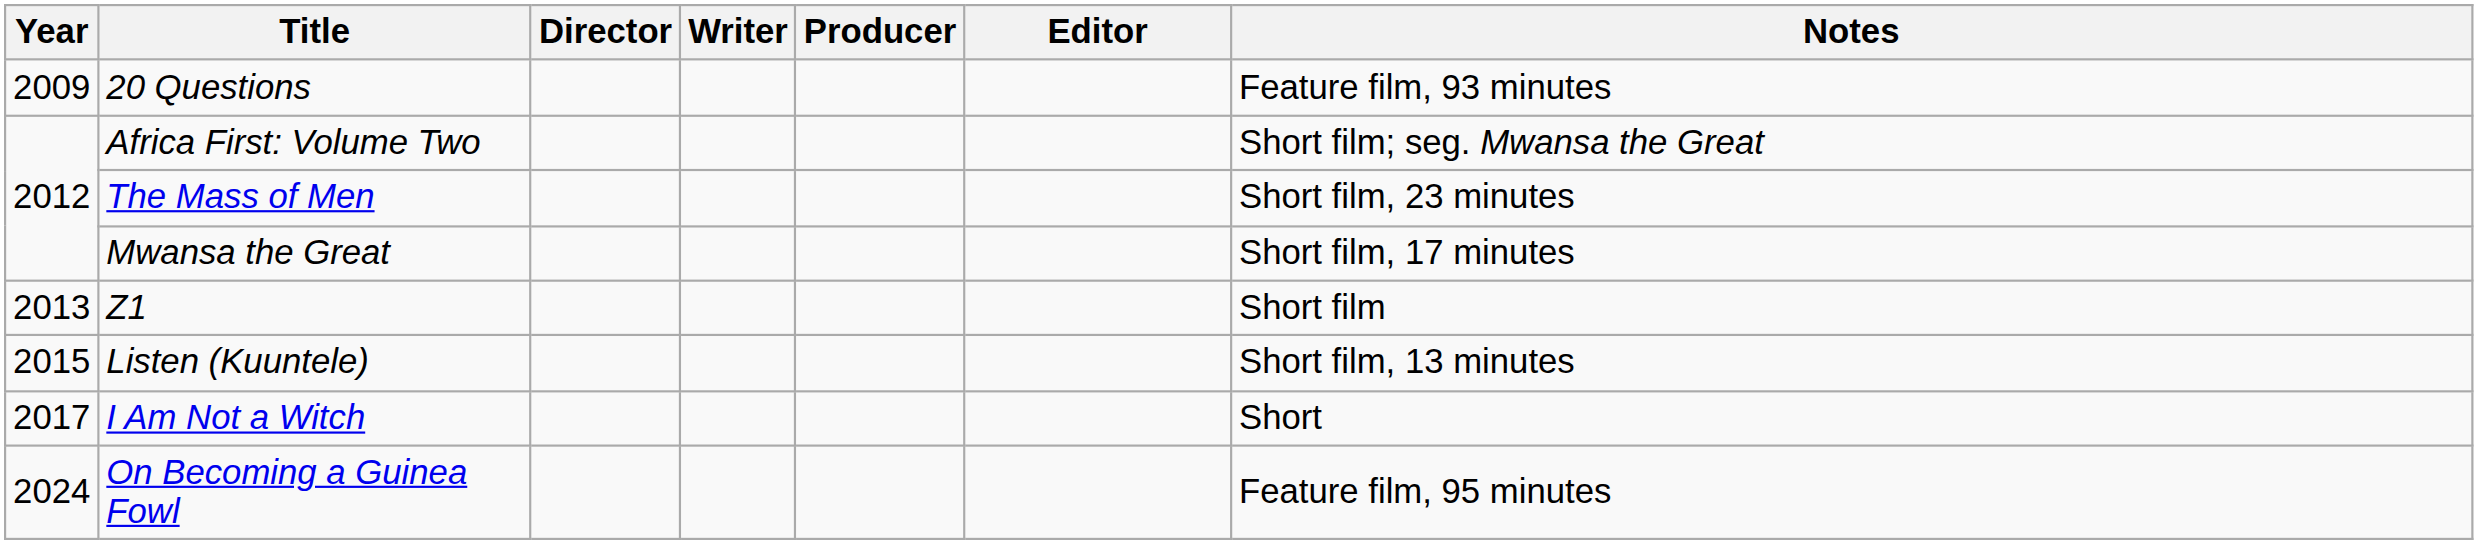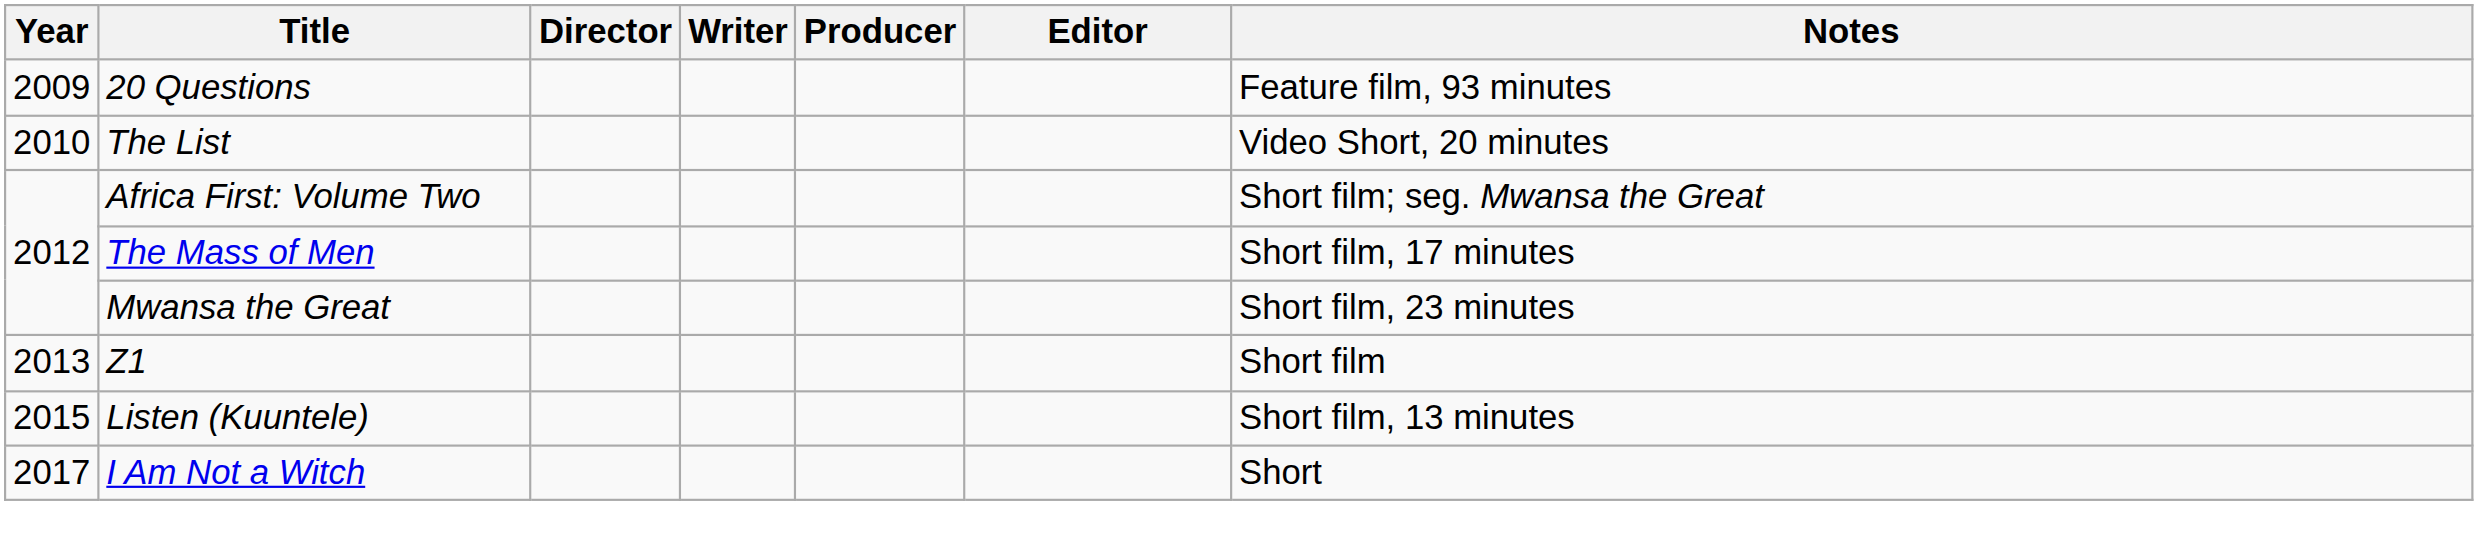+ row: (168, 142)
(1407, 197) Short film, 23 minutes -> (1407, 252) Short film, 17 minutes
(1407, 252) Short film, 17 minutes -> (1407, 307) Short film, 23 minutes
- row: (287, 492)
